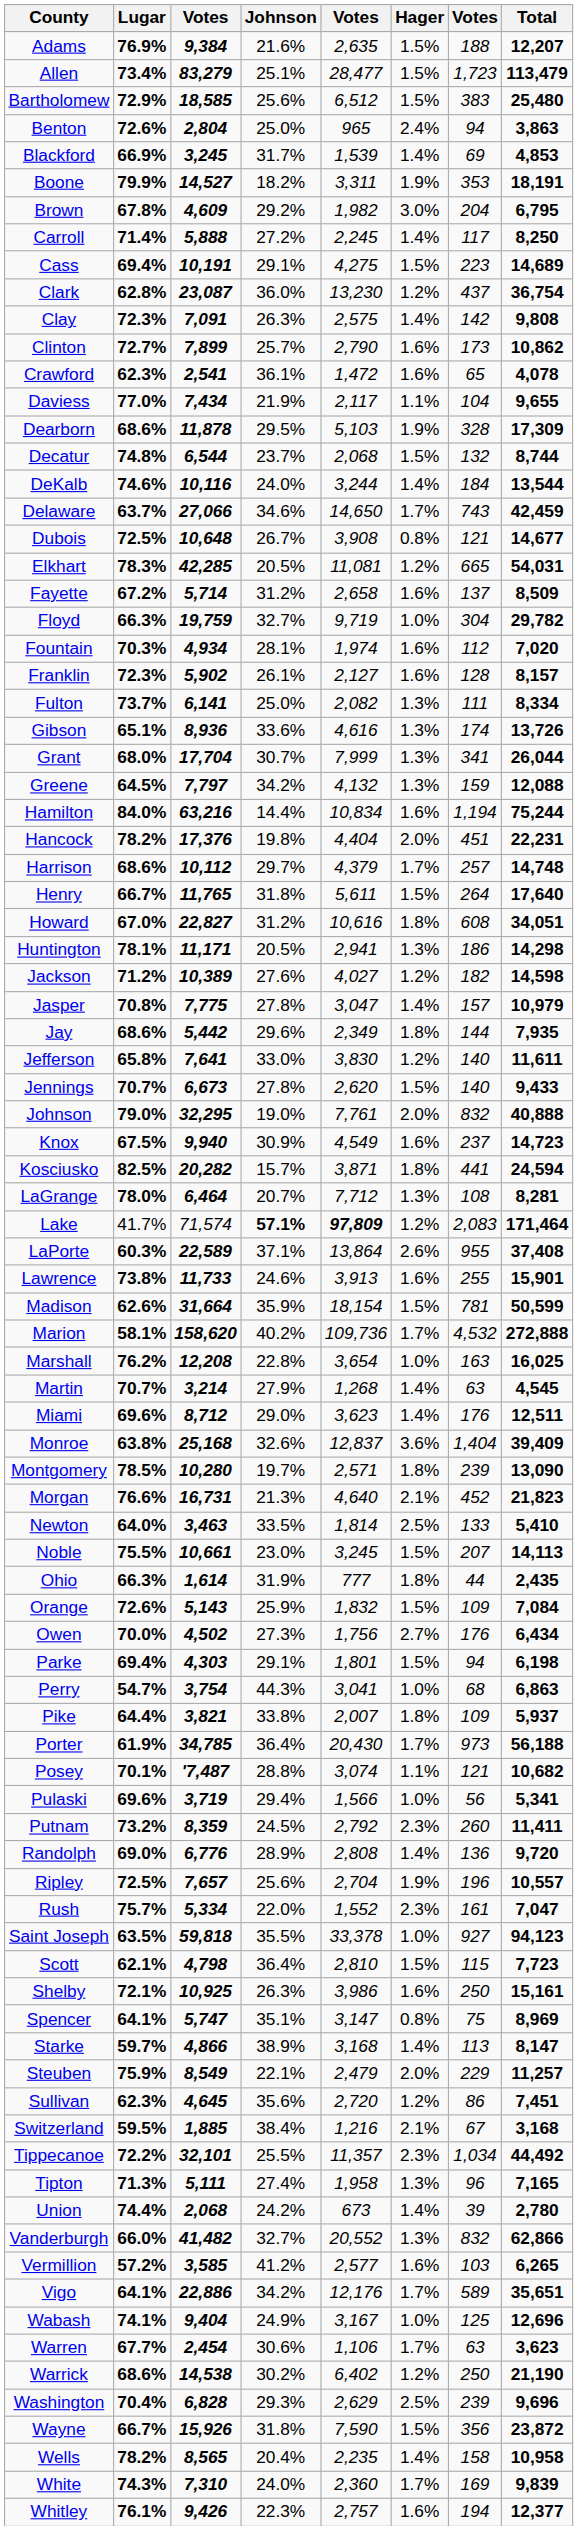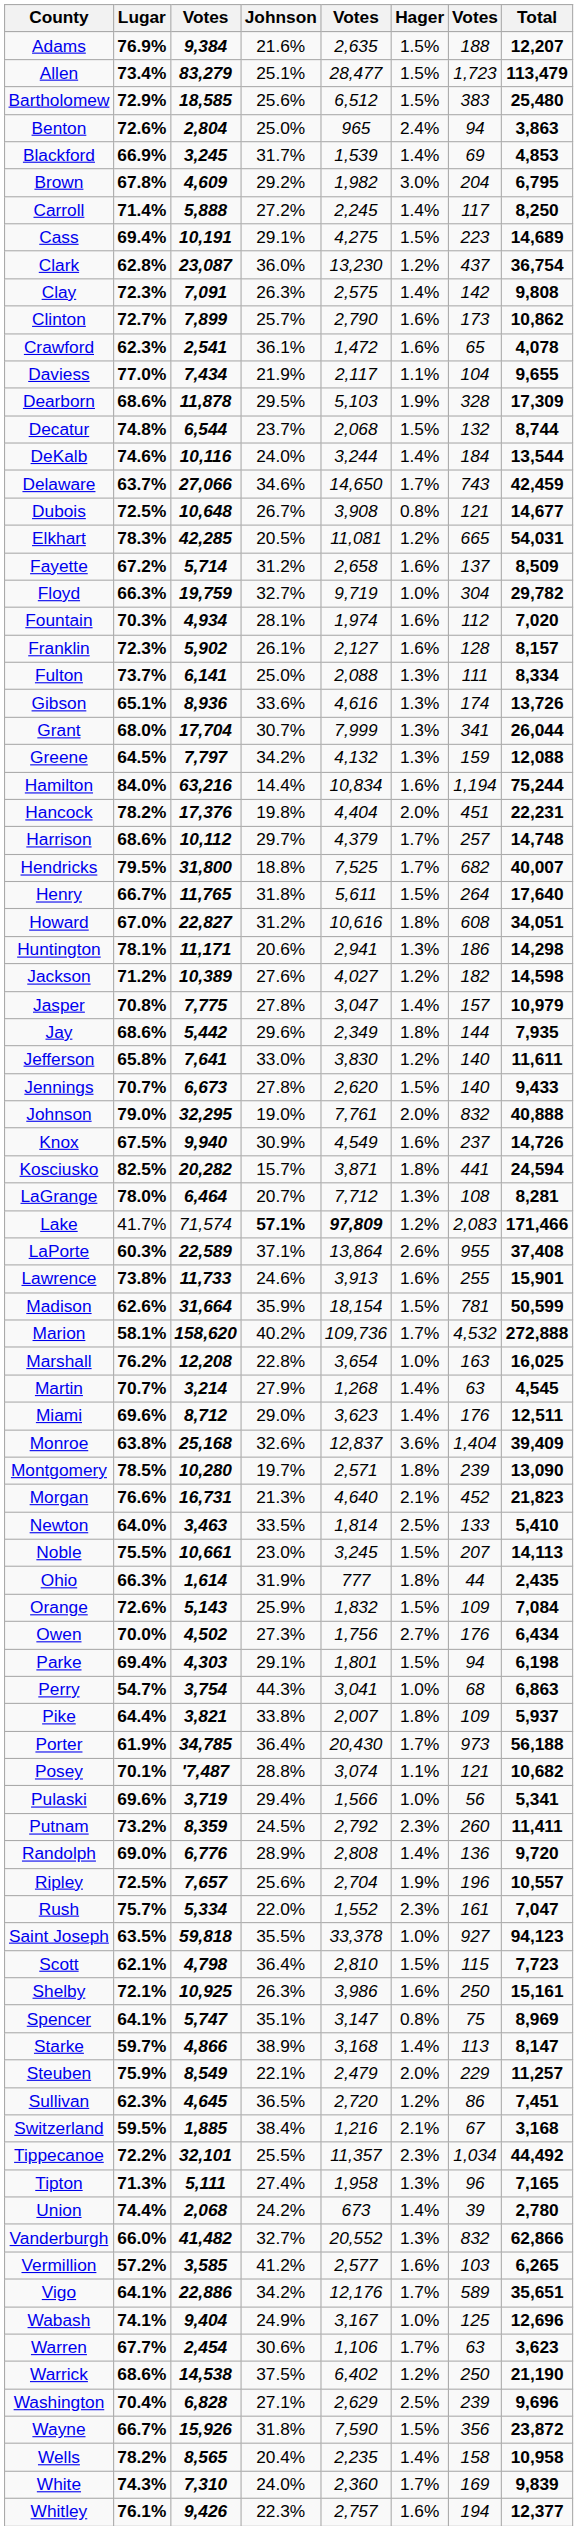- row: (59, 182)
(356, 703) 2,082 -> (356, 675) 2,088
+ row: (59, 867)
(281, 949) 20.5% -> (281, 949) 20.6%
(537, 1141) 14,723 -> (537, 1141) 14,726
(537, 1224) 171,464 -> (537, 1224) 171,466
(281, 2100) 35.6% -> (281, 2100) 36.5%
(281, 2375) 30.2% -> (281, 2375) 37.5%
(281, 2402) 29.3% -> (281, 2402) 27.1%
